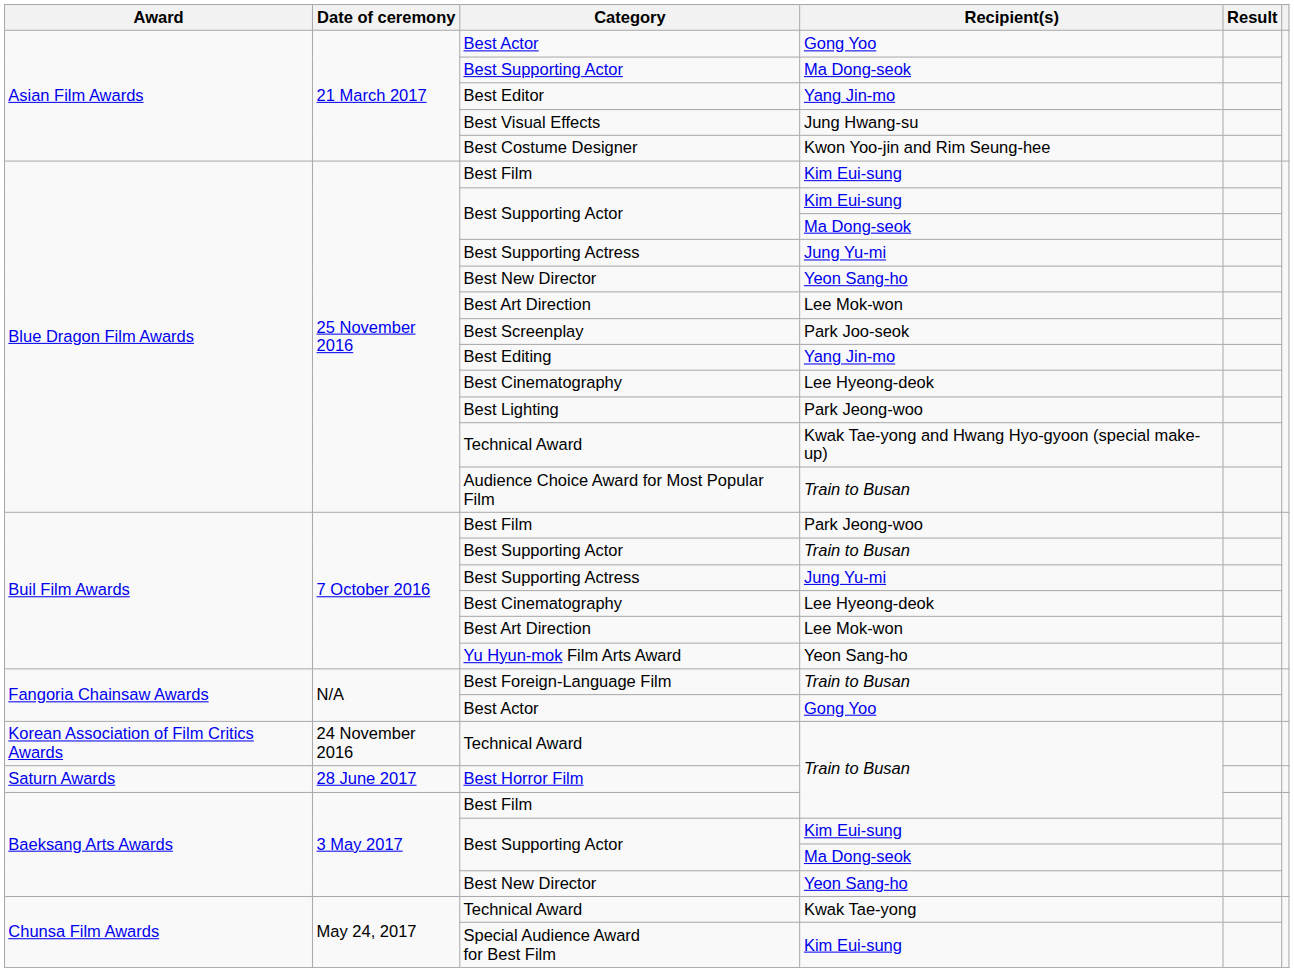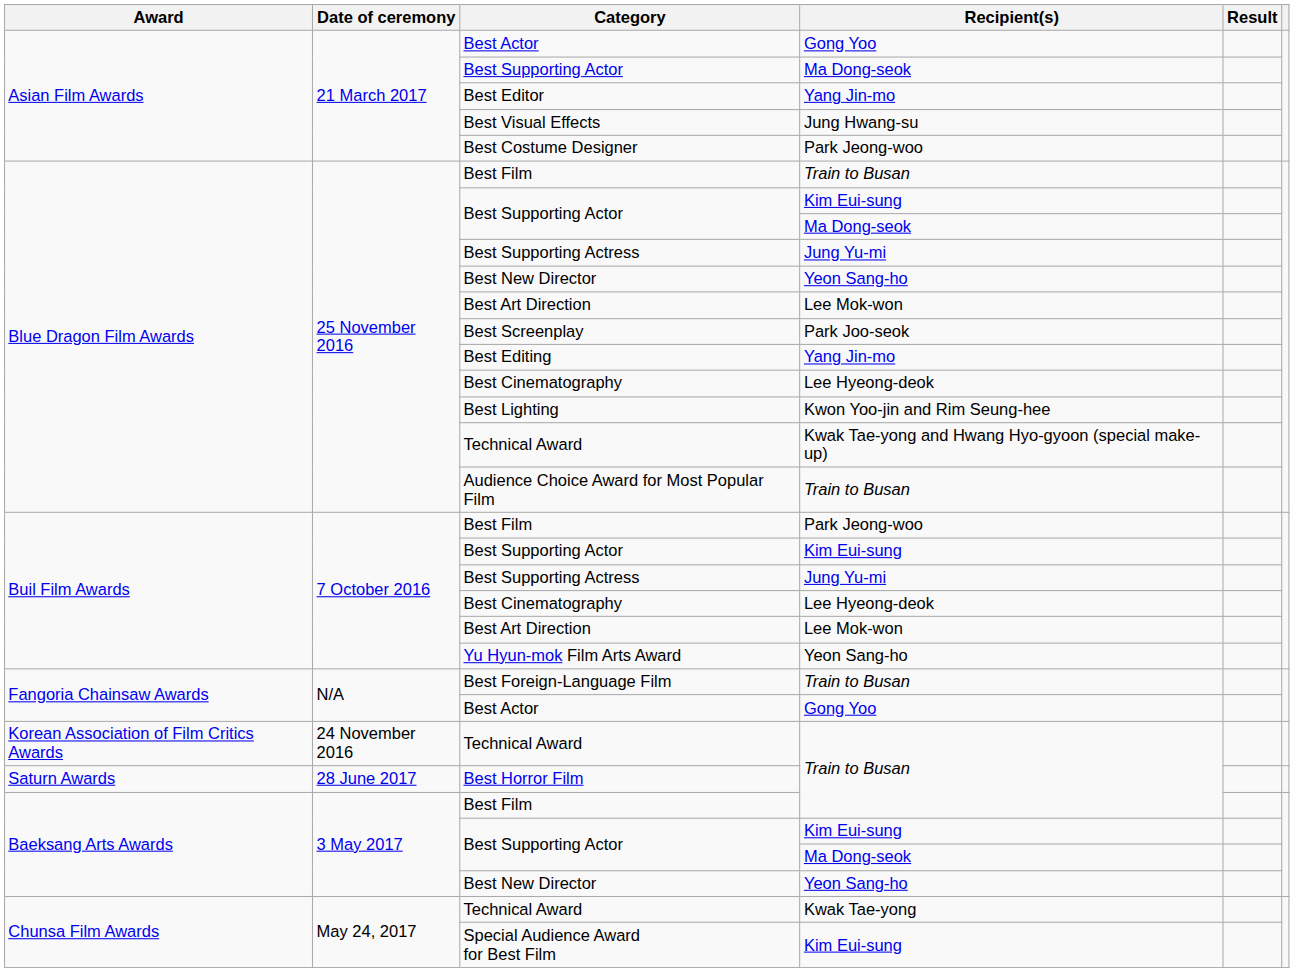(927, 148) Kwon Yoo-jin and Rim Seung-hee -> (863, 148) Park Jeong-woo
(853, 174) Kim Eui-sung -> (857, 174) Train to Busan
(863, 409) Park Jeong-woo -> (927, 409) Kwon Yoo-jin and Rim Seung-hee
(857, 551) Train to Busan -> (853, 551) Kim Eui-sung
